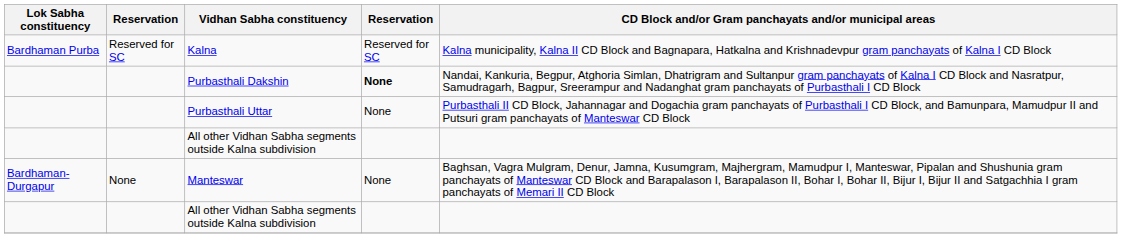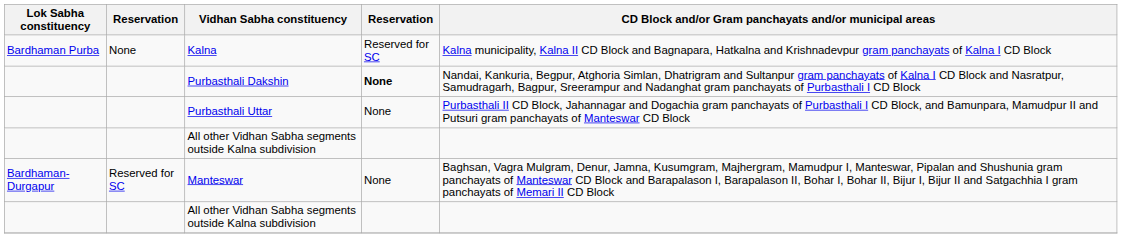(141, 50) Reserved for SC -> (123, 50) None
(123, 180) None -> (141, 180) Reserved for SC
